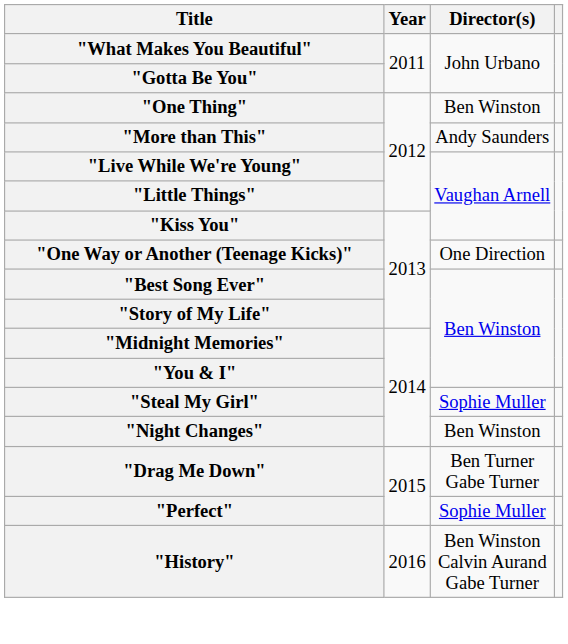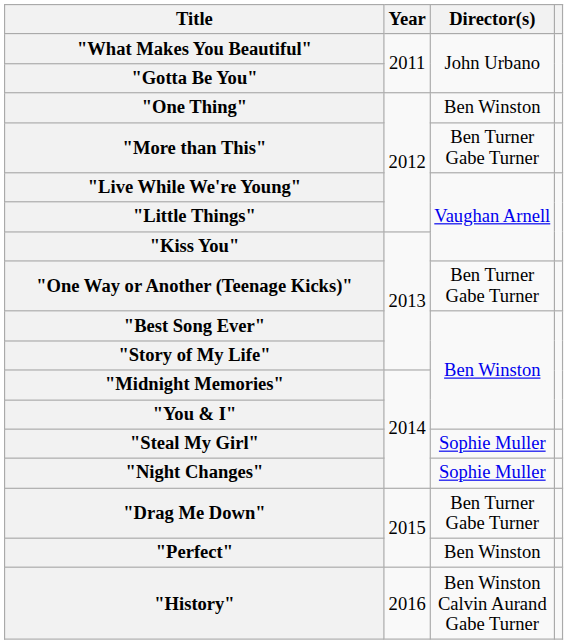(492, 136) Andy Saunders -> (492, 147) Ben Turner Gabe Turner
(492, 254) One Direction -> (492, 286) Ben Turner Gabe Turner
(492, 431) Ben Winston -> (492, 473) Sophie Muller
(492, 511) Sophie Muller -> (492, 552) Ben Winston
